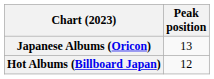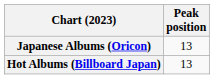(186, 64) 12 -> (186, 64) 13
